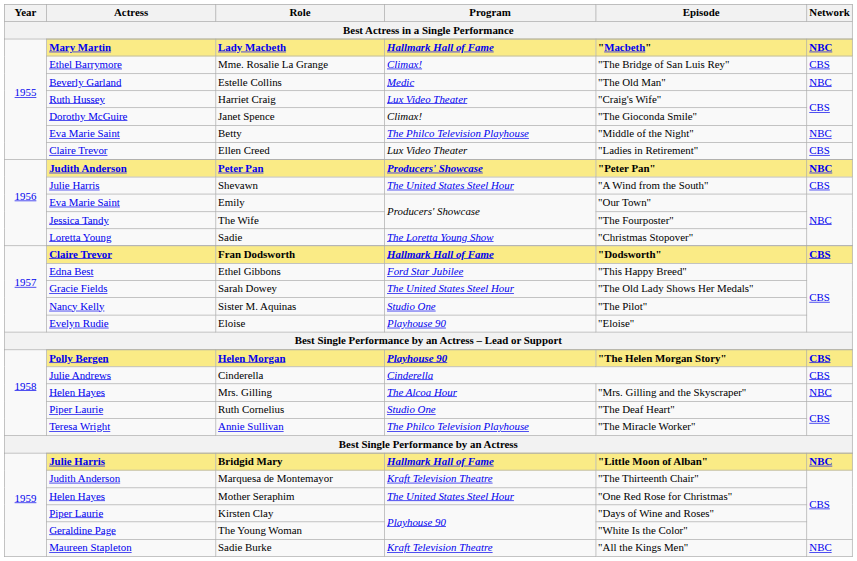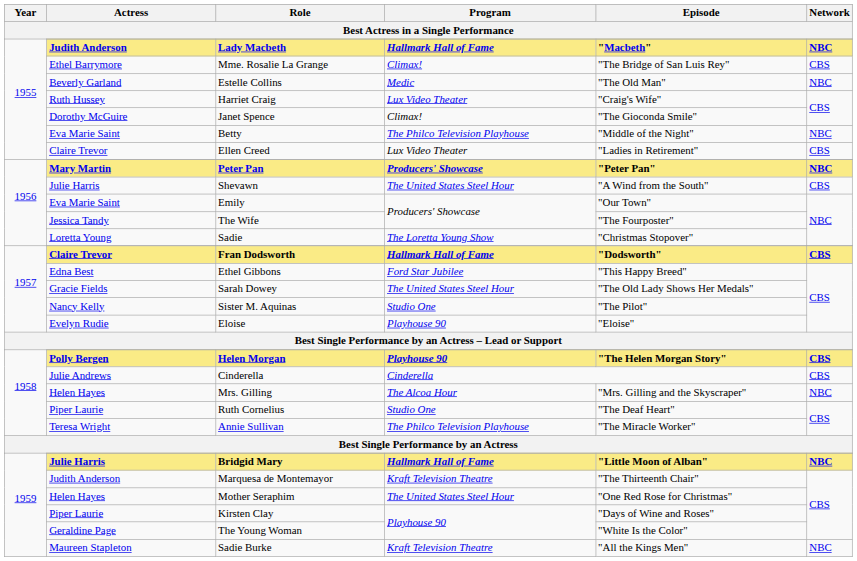(80, 47) Mary Martin -> (88, 47) Judith Anderson
(88, 168) Judith Anderson -> (80, 168) Mary Martin
